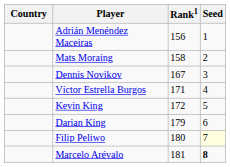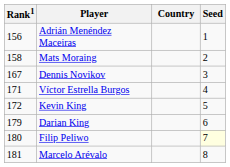columns swapped: (29, 13) <-> (184, 13)
(205, 154) bold -> (205, 154) normal
